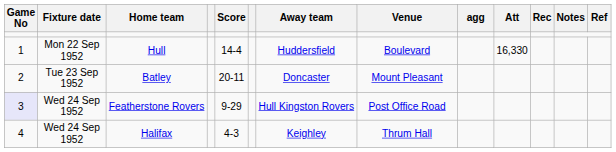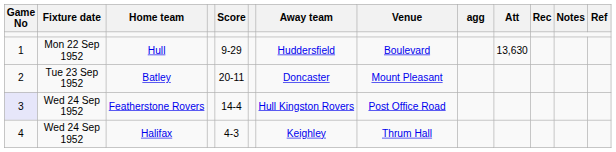(231, 50) 14-4 -> (231, 50) 9-29
(512, 50) 16,330 -> (512, 50) 13,630
(231, 106) 9-29 -> (231, 106) 14-4
